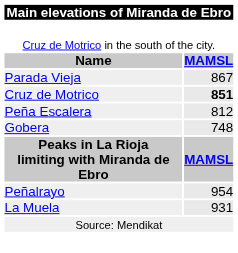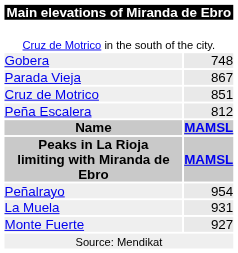rows swapped: (93, 61) <-> (27, 128)
(222, 94) bold -> (222, 94) normal
+ row: (44, 224)
